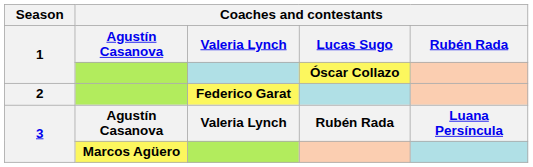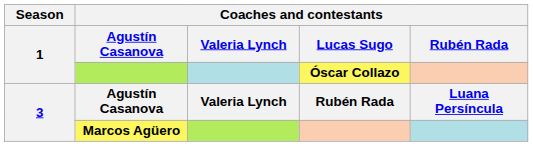- row: (40, 94)
